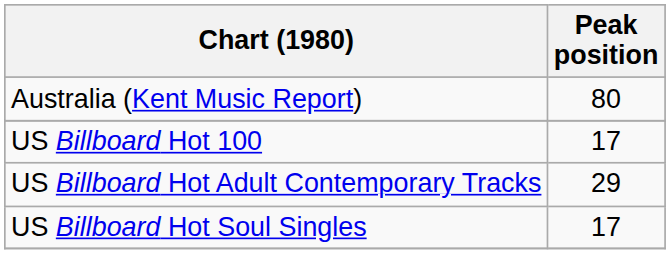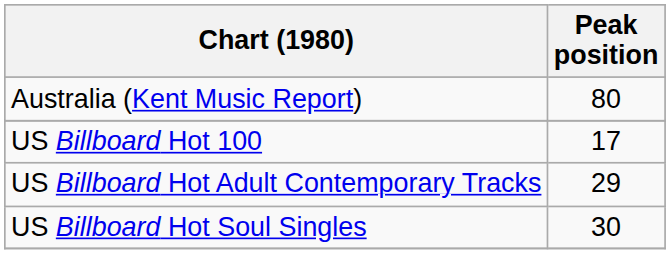(606, 226) 17 -> (606, 226) 30
